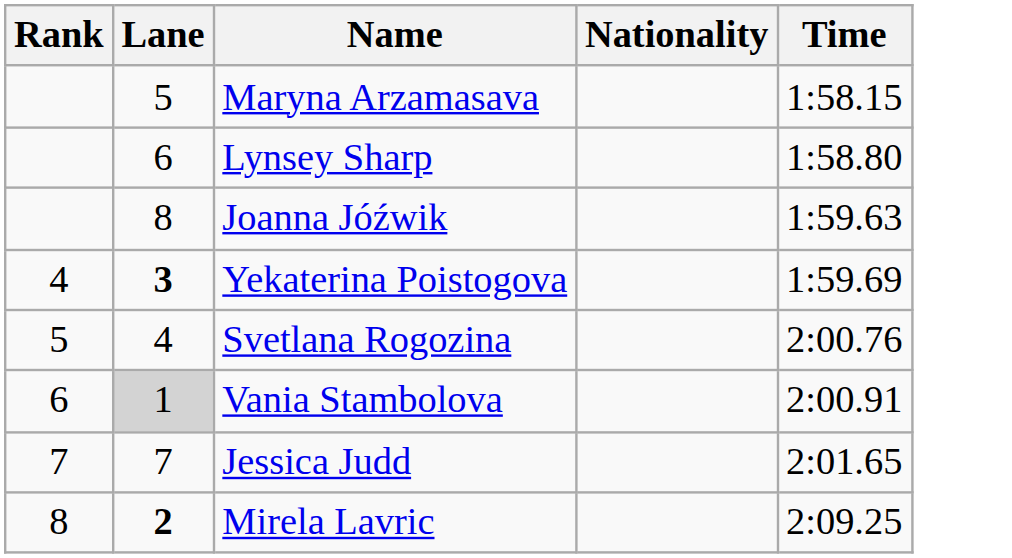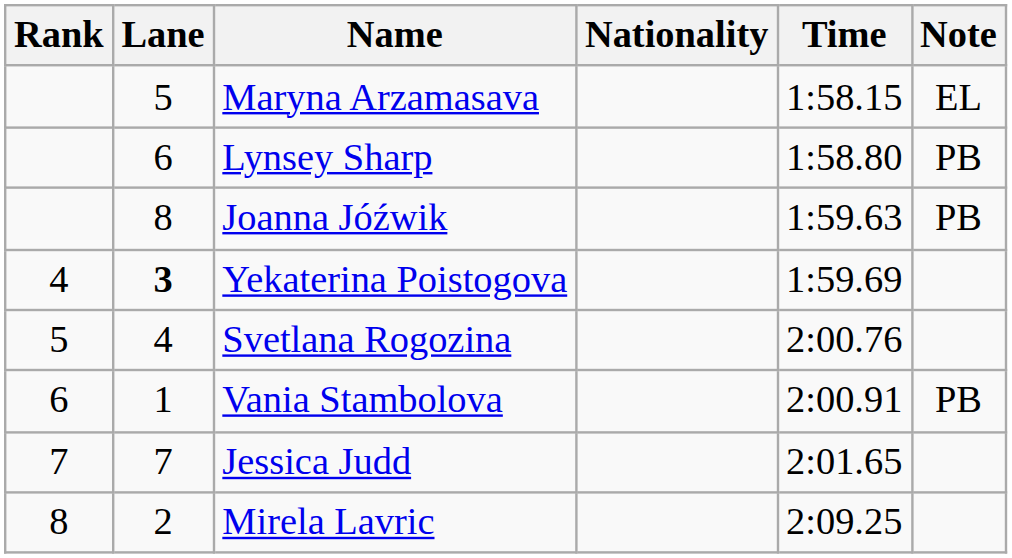+ column: (958, 34)
(163, 400) lightgrey background -> (163, 400) no background
(163, 522) bold -> (163, 522) normal
